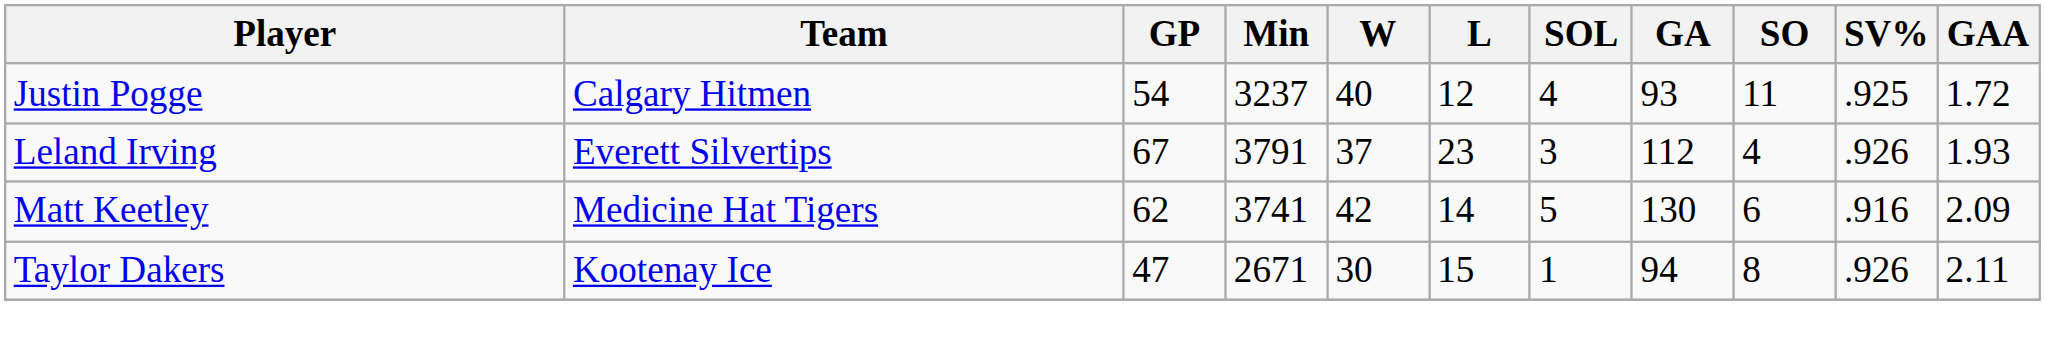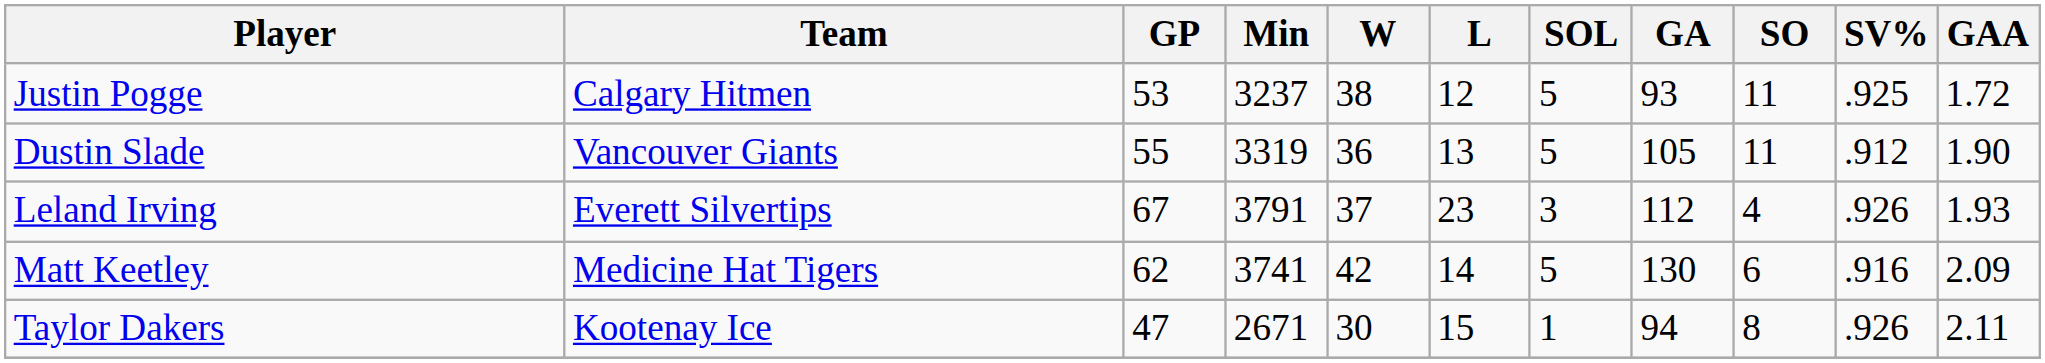(1151, 92) 54 -> (1151, 92) 53
(1354, 92) 40 -> (1354, 92) 38
(1548, 92) 4 -> (1548, 92) 5
+ row: (109, 151)
